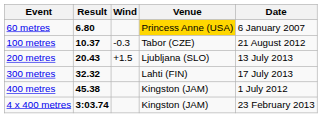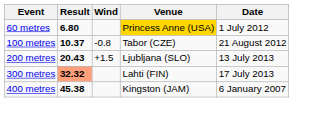(271, 27) 6 January 2007 -> (244, 27) 1 July 2012
(122, 43) -0.3 -> (103, 43) -0.8
(88, 74) no background -> (72, 74) lightsalmon background
(263, 89) 1 July 2012 -> (252, 89) 6 January 2007
- row: (39, 105)
